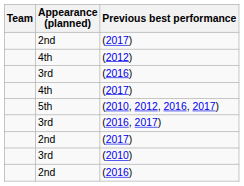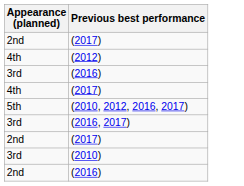- column: (20, 18)
